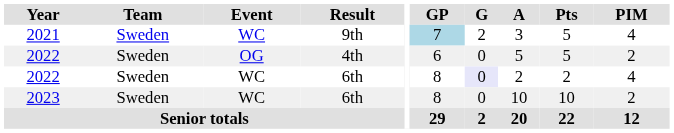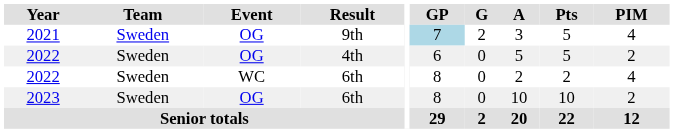(252, 35) WC -> (252, 35) OG
(482, 76) lavender background -> (482, 76) no background
(252, 97) WC -> (252, 97) OG
